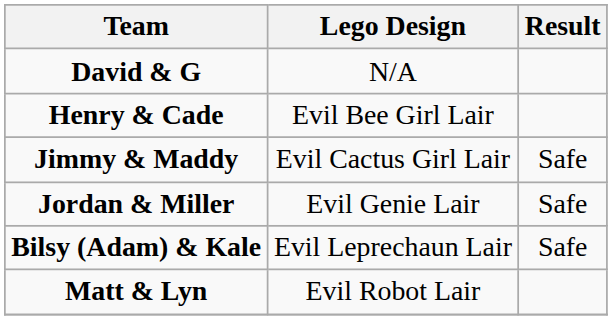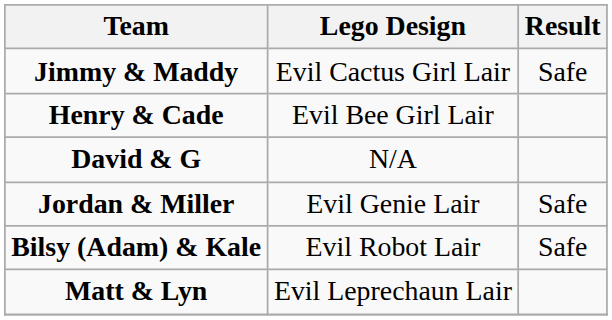rows swapped: (136, 70) <-> (136, 159)
(393, 247) Evil Leprechaun Lair -> (393, 247) Evil Robot Lair
(393, 291) Evil Robot Lair -> (393, 291) Evil Leprechaun Lair
